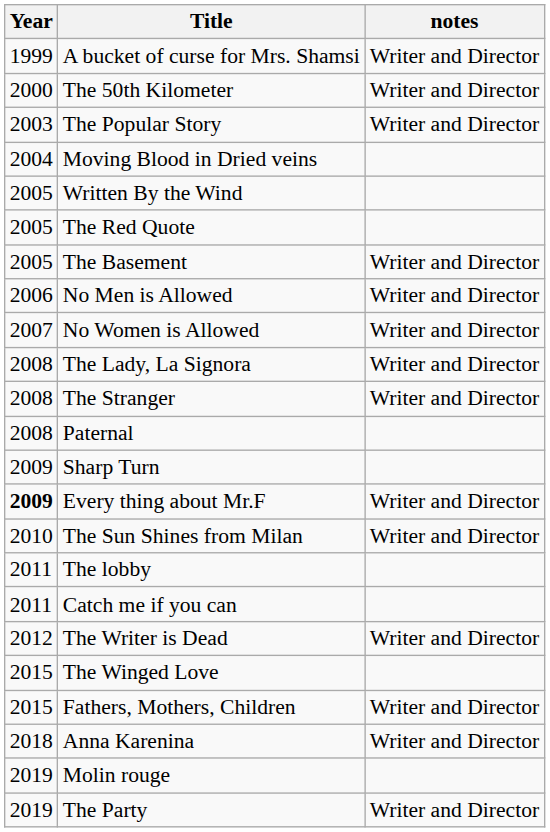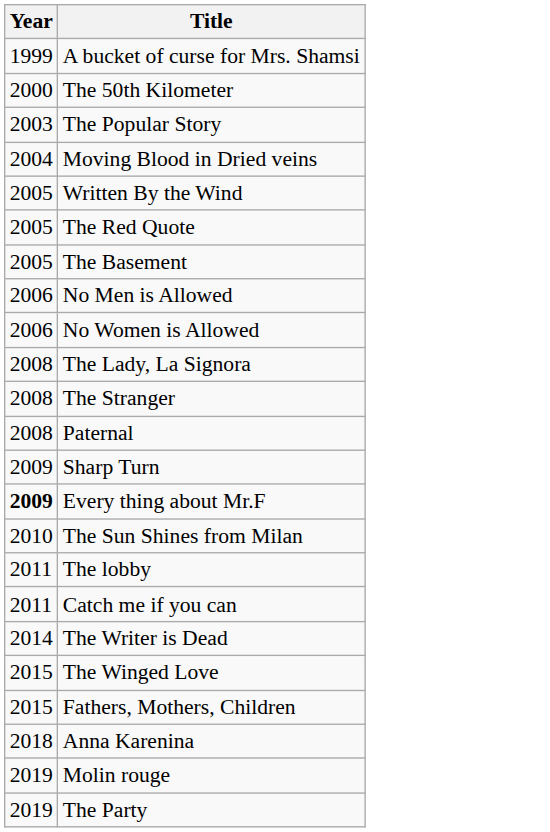- column: (454, 21)
(31, 329) 2007 -> (31, 329) 2006
(31, 638) 2012 -> (31, 638) 2014
